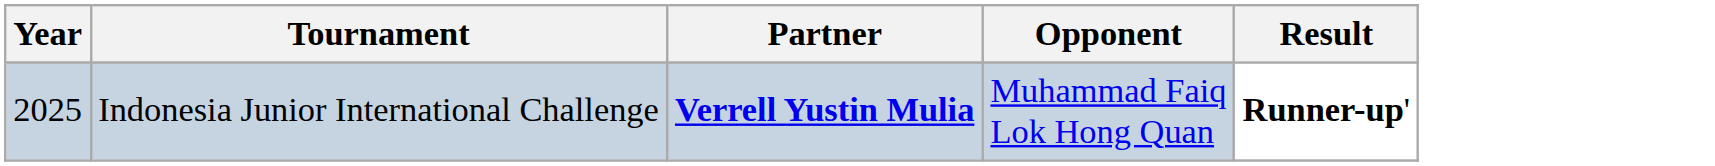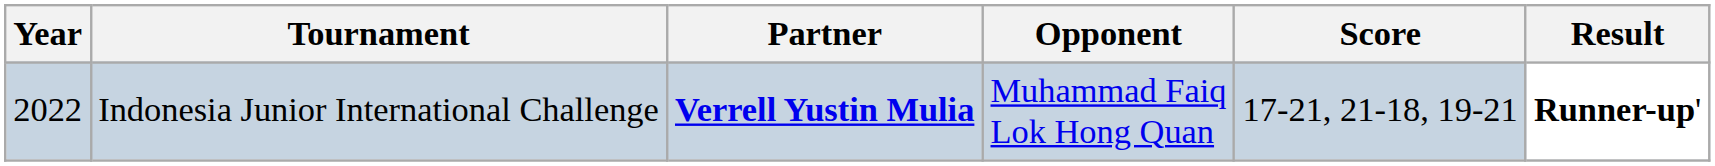+ column: (1380, 33)
(48, 110) 2025 -> (48, 110) 2022
